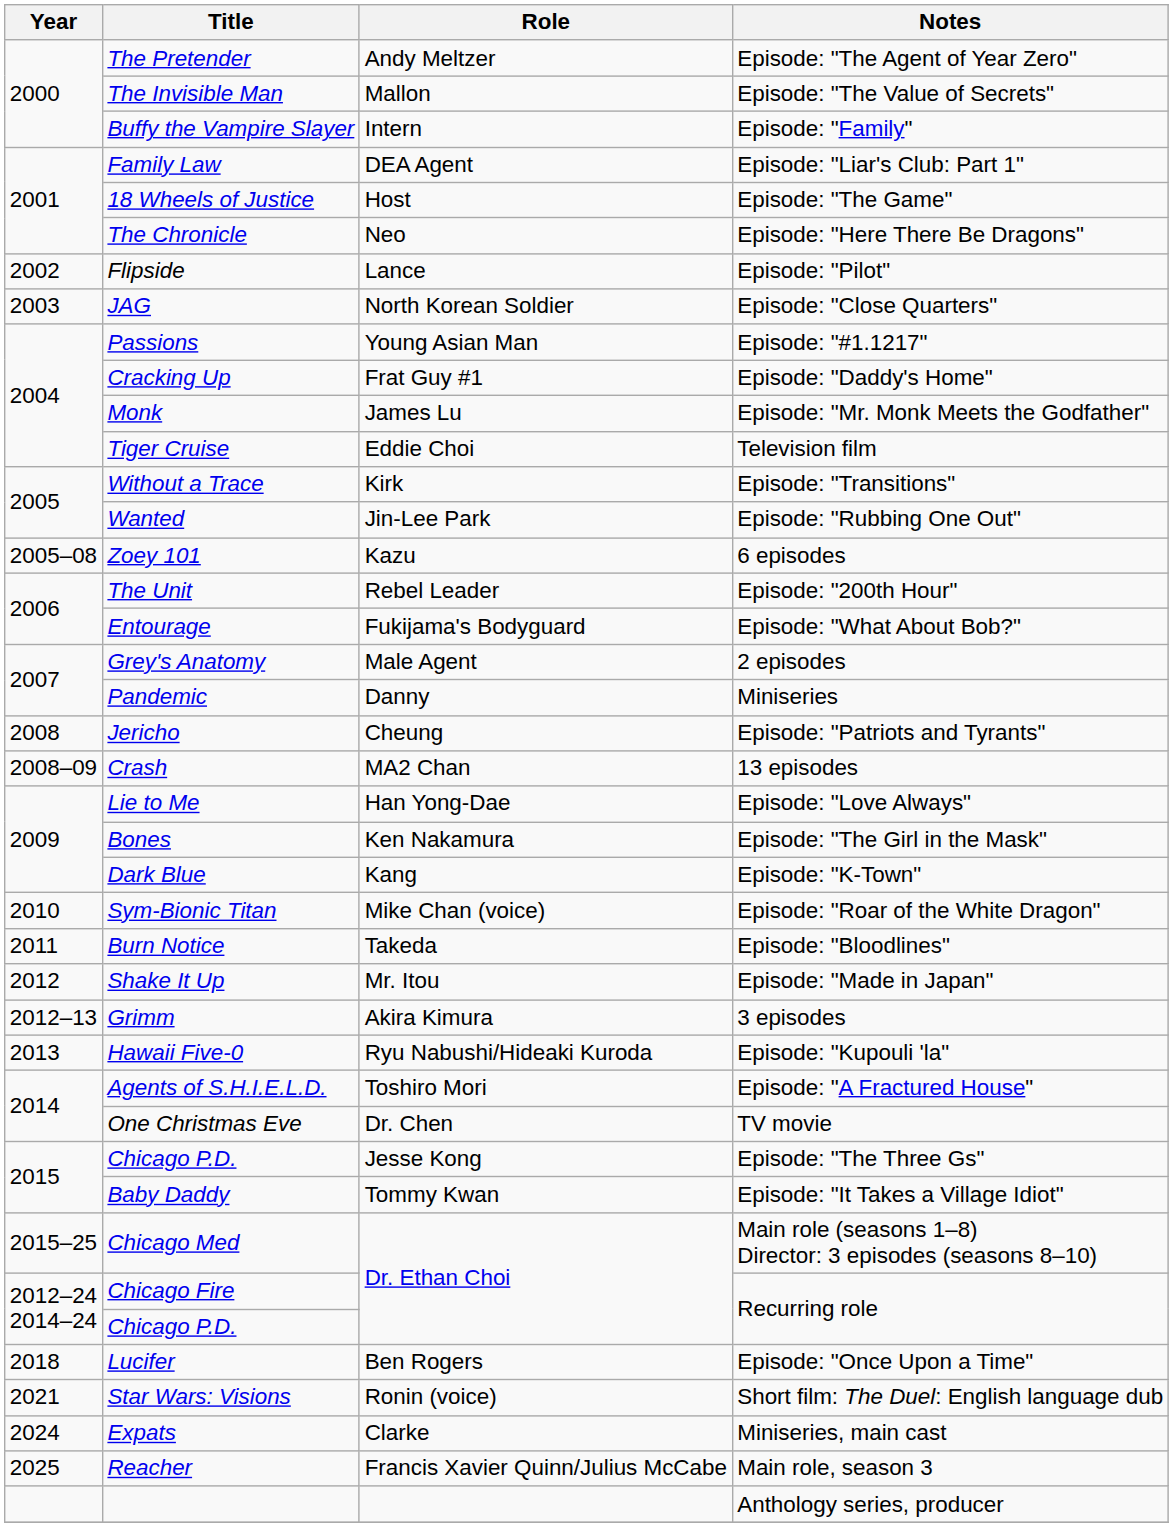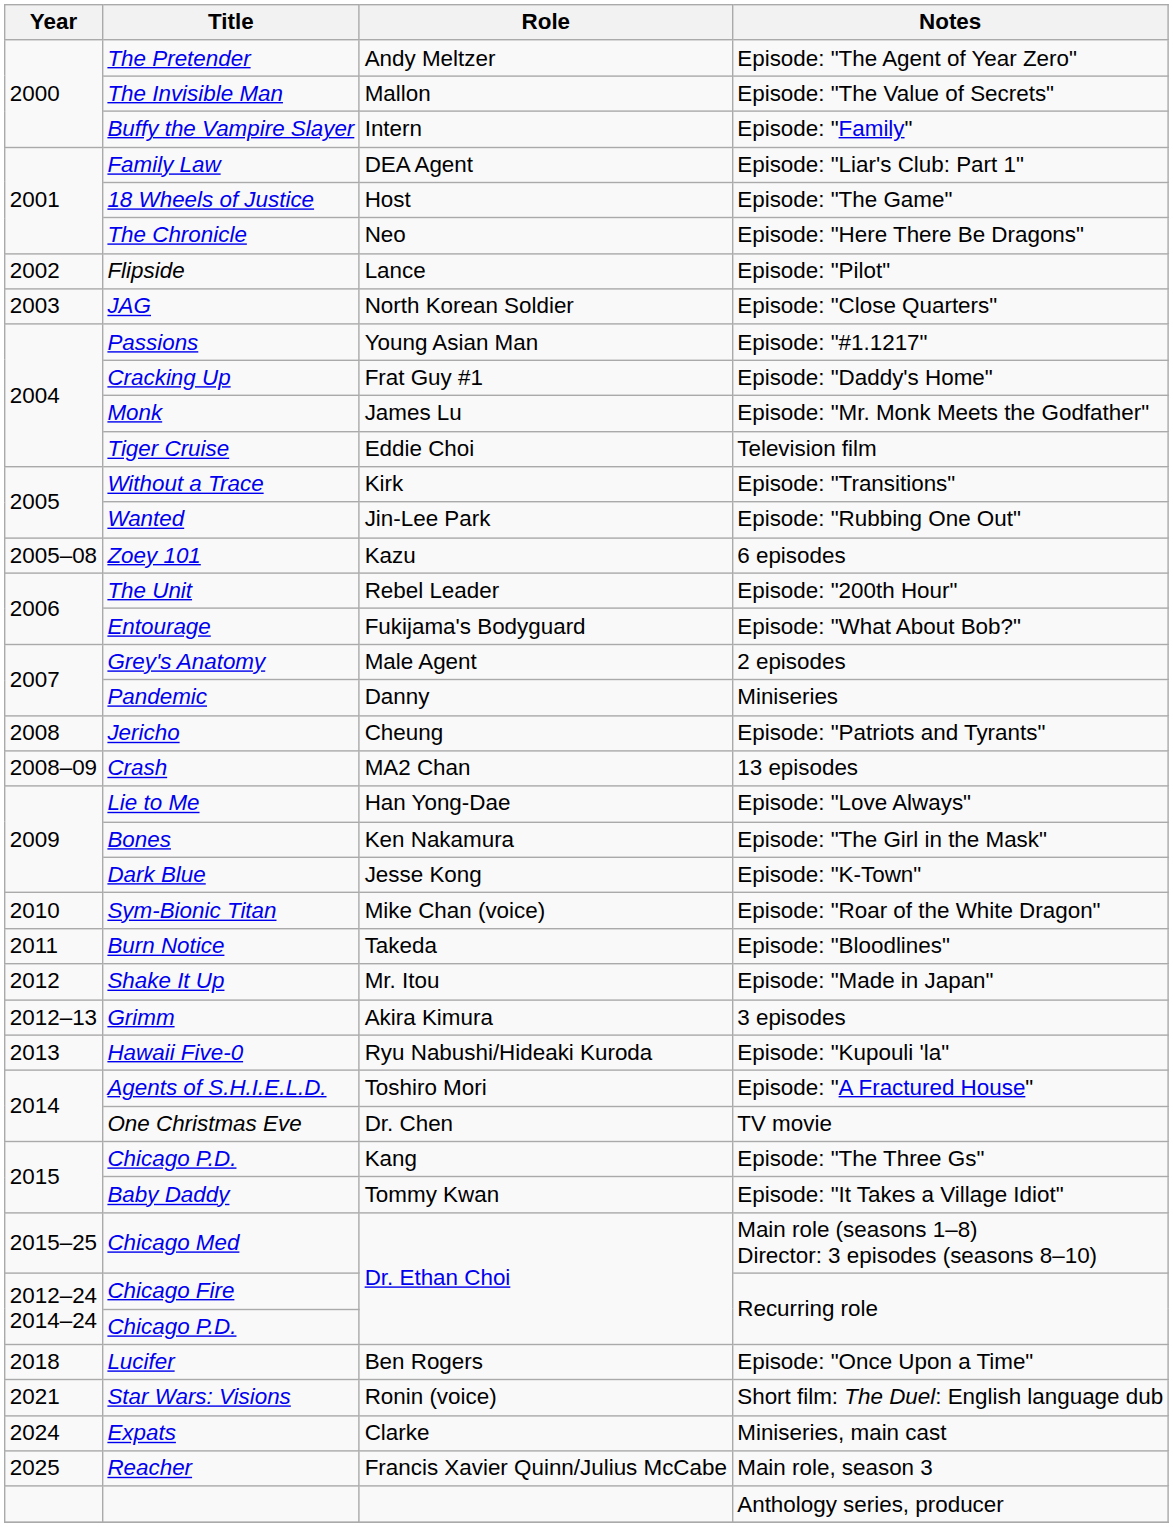(391, 874) Kang -> (423, 874) Jesse Kong
(423, 1159) Jesse Kong -> (391, 1159) Kang
